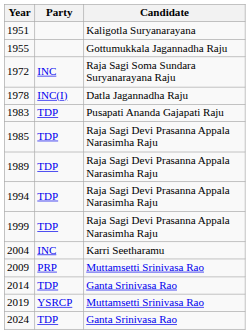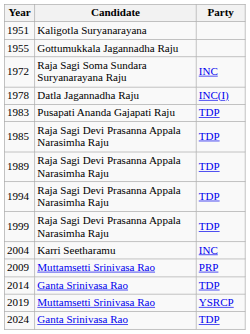columns swapped: (164, 13) <-> (59, 13)
